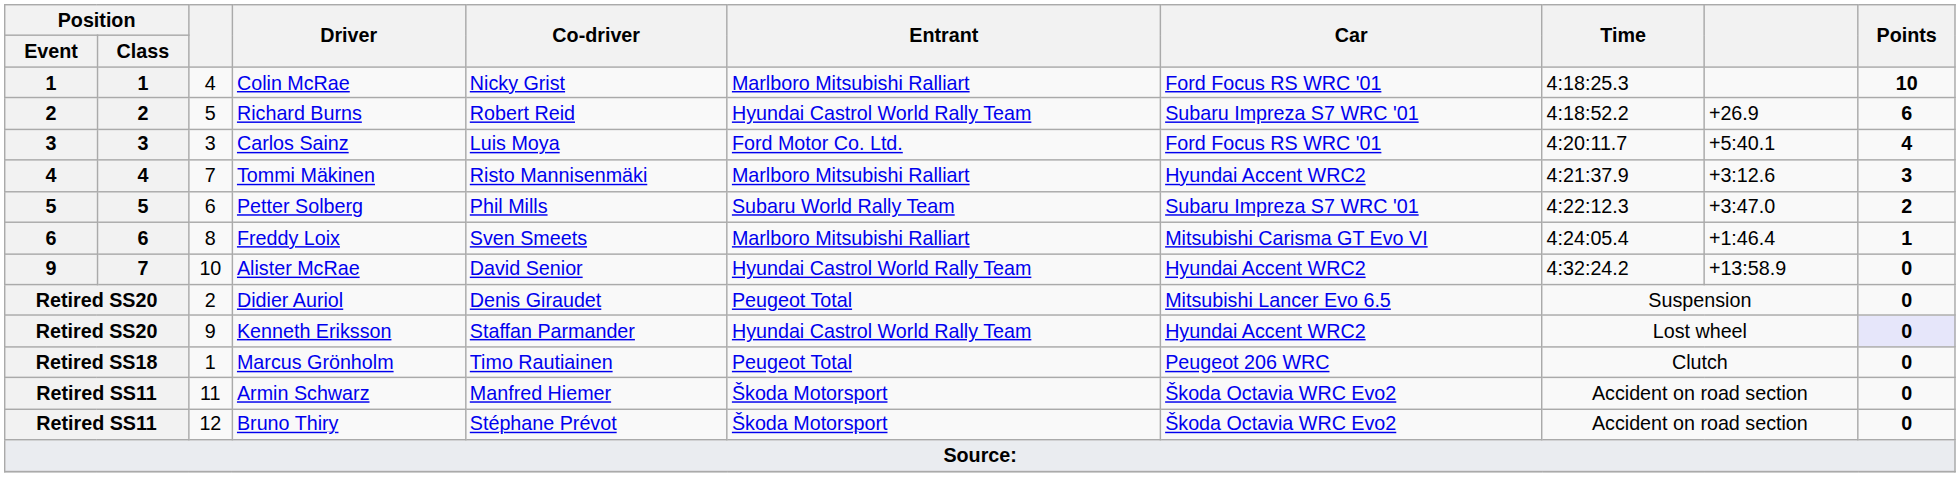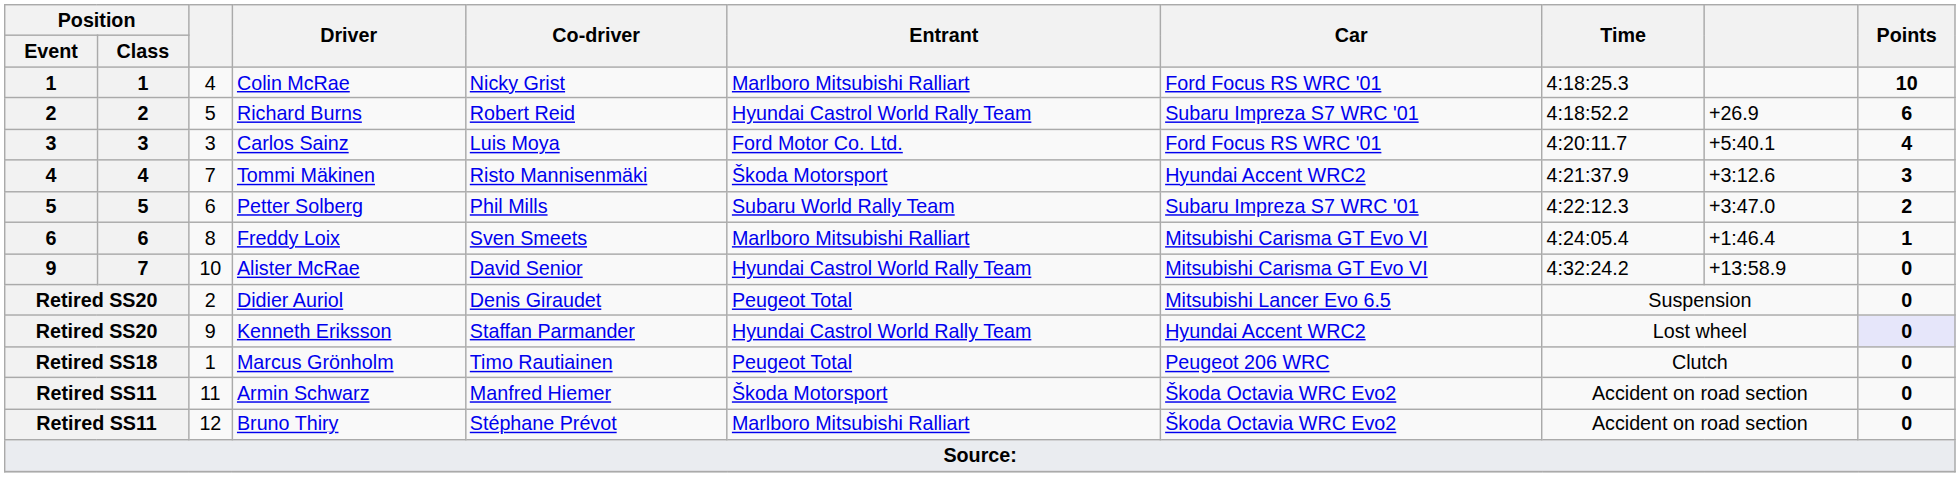(851, 175) Marlboro Mitsubishi Ralliart -> (810, 175) Škoda Motorsport
(1265, 269) Hyundai Accent WRC2 -> (1296, 269) Mitsubishi Carisma GT Evo VI
(810, 424) Škoda Motorsport -> (851, 424) Marlboro Mitsubishi Ralliart
